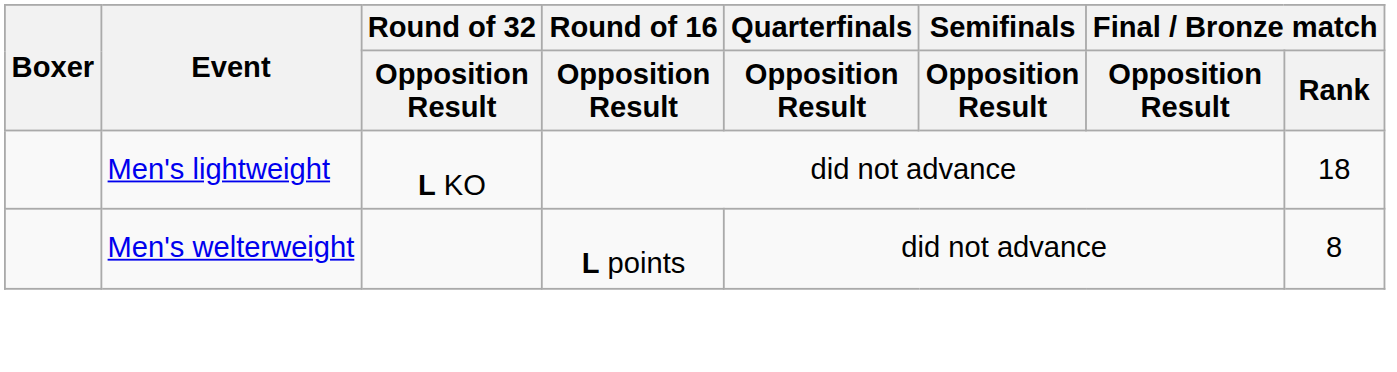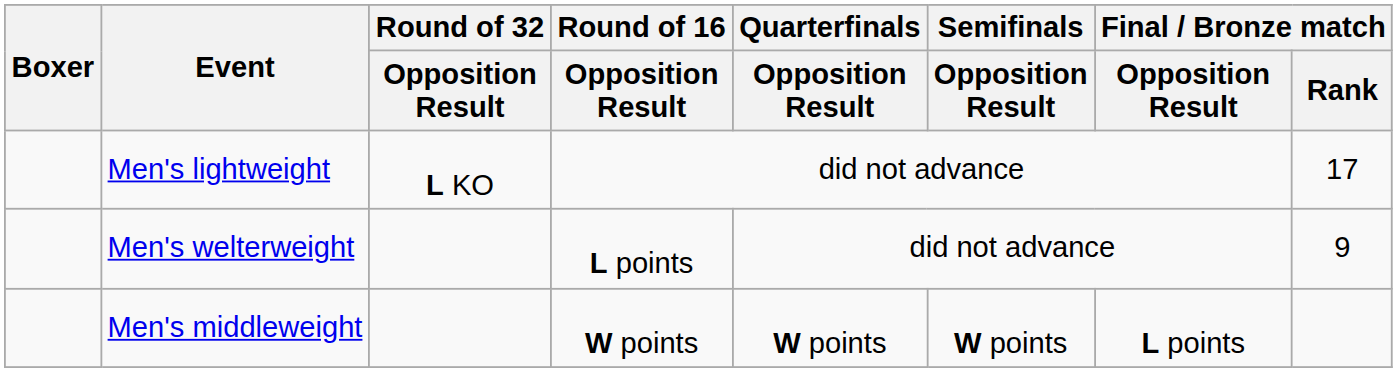(1334, 169) 18 -> (1342, 169) 17
(1334, 248) 8 -> (1342, 248) 9
+ row: (235, 326)
